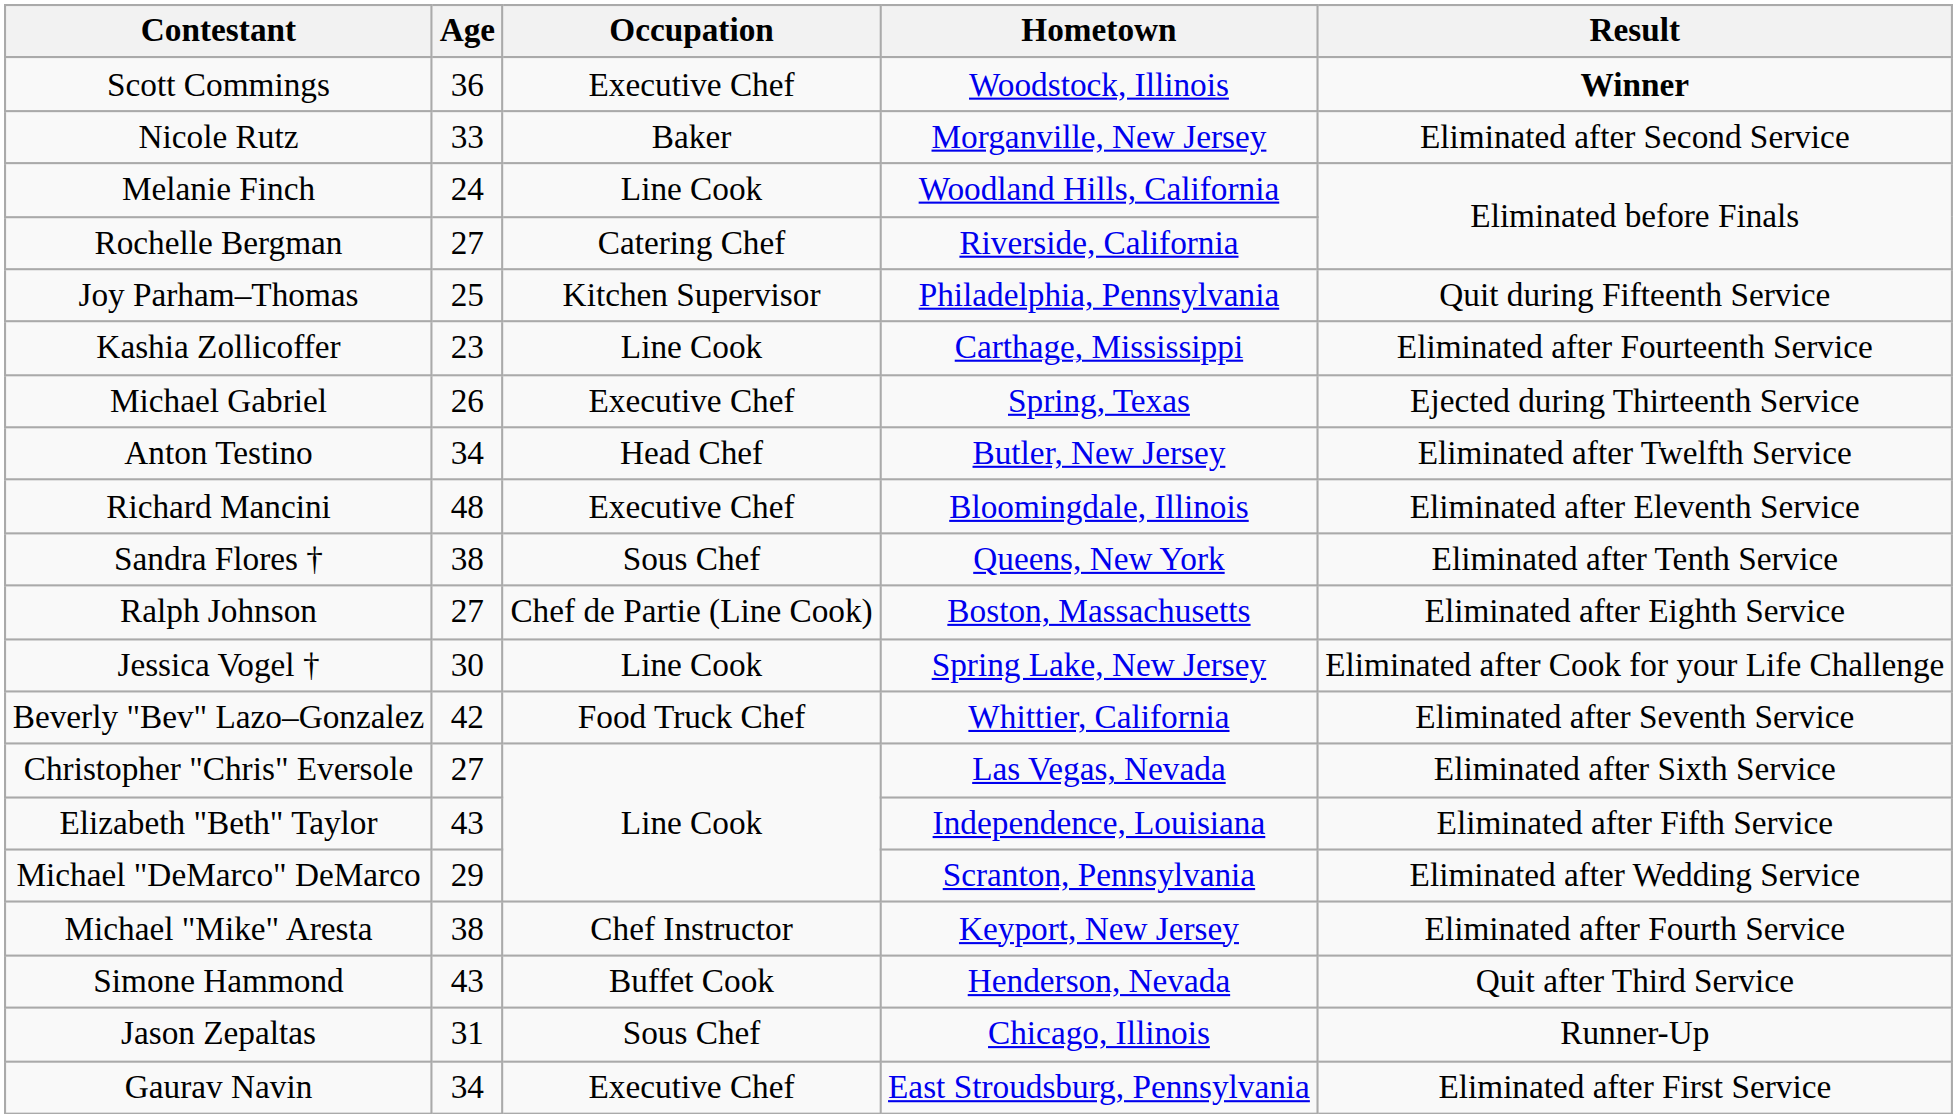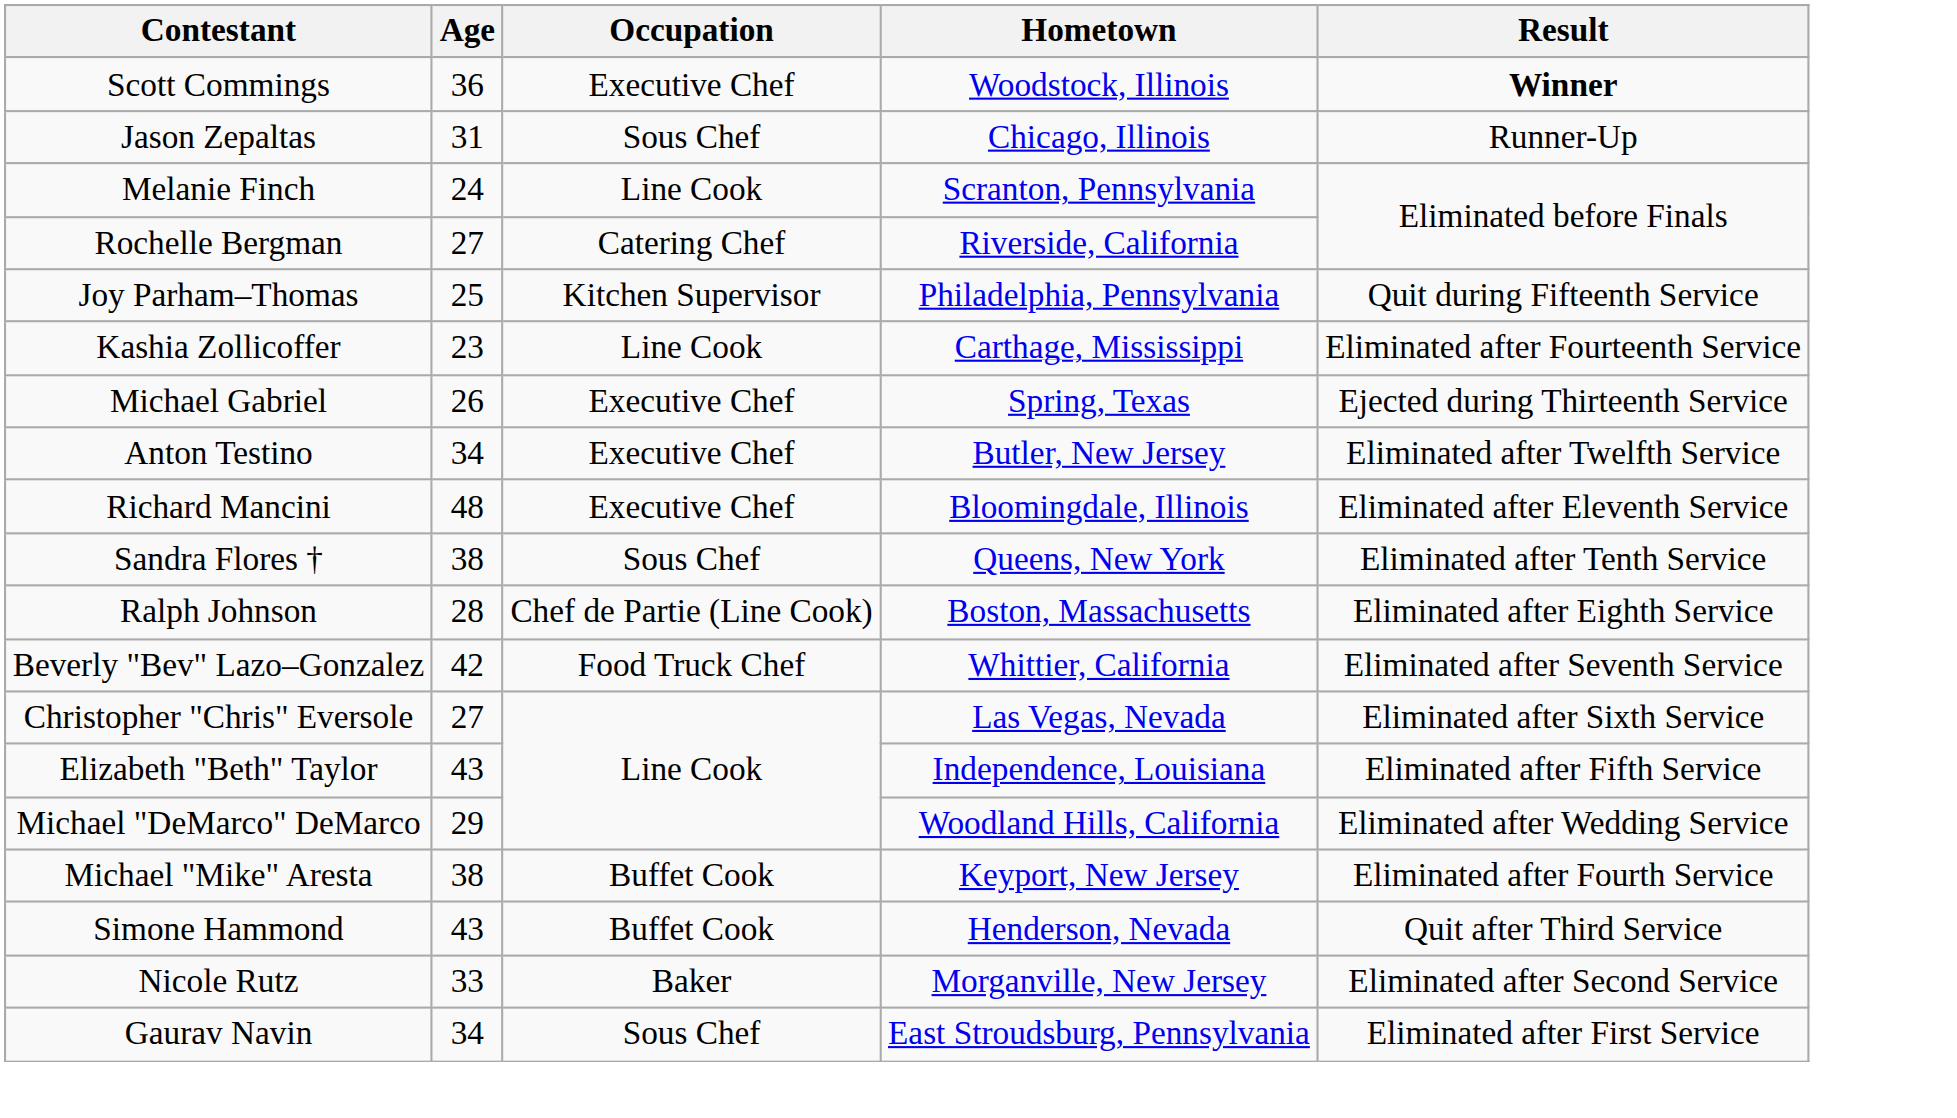rows swapped: (218, 1033) <-> (218, 136)
(1099, 189) Woodland Hills, California -> (1099, 189) Scranton, Pennsylvania
(692, 453) Head Chef -> (692, 453) Executive Chef
(467, 611) 27 -> (467, 611) 28
- row: (218, 664)
(1099, 875) Scranton, Pennsylvania -> (1099, 822) Woodland Hills, California
(692, 928) Chef Instructor -> (692, 875) Buffet Cook
(692, 1086) Executive Chef -> (692, 1033) Sous Chef
